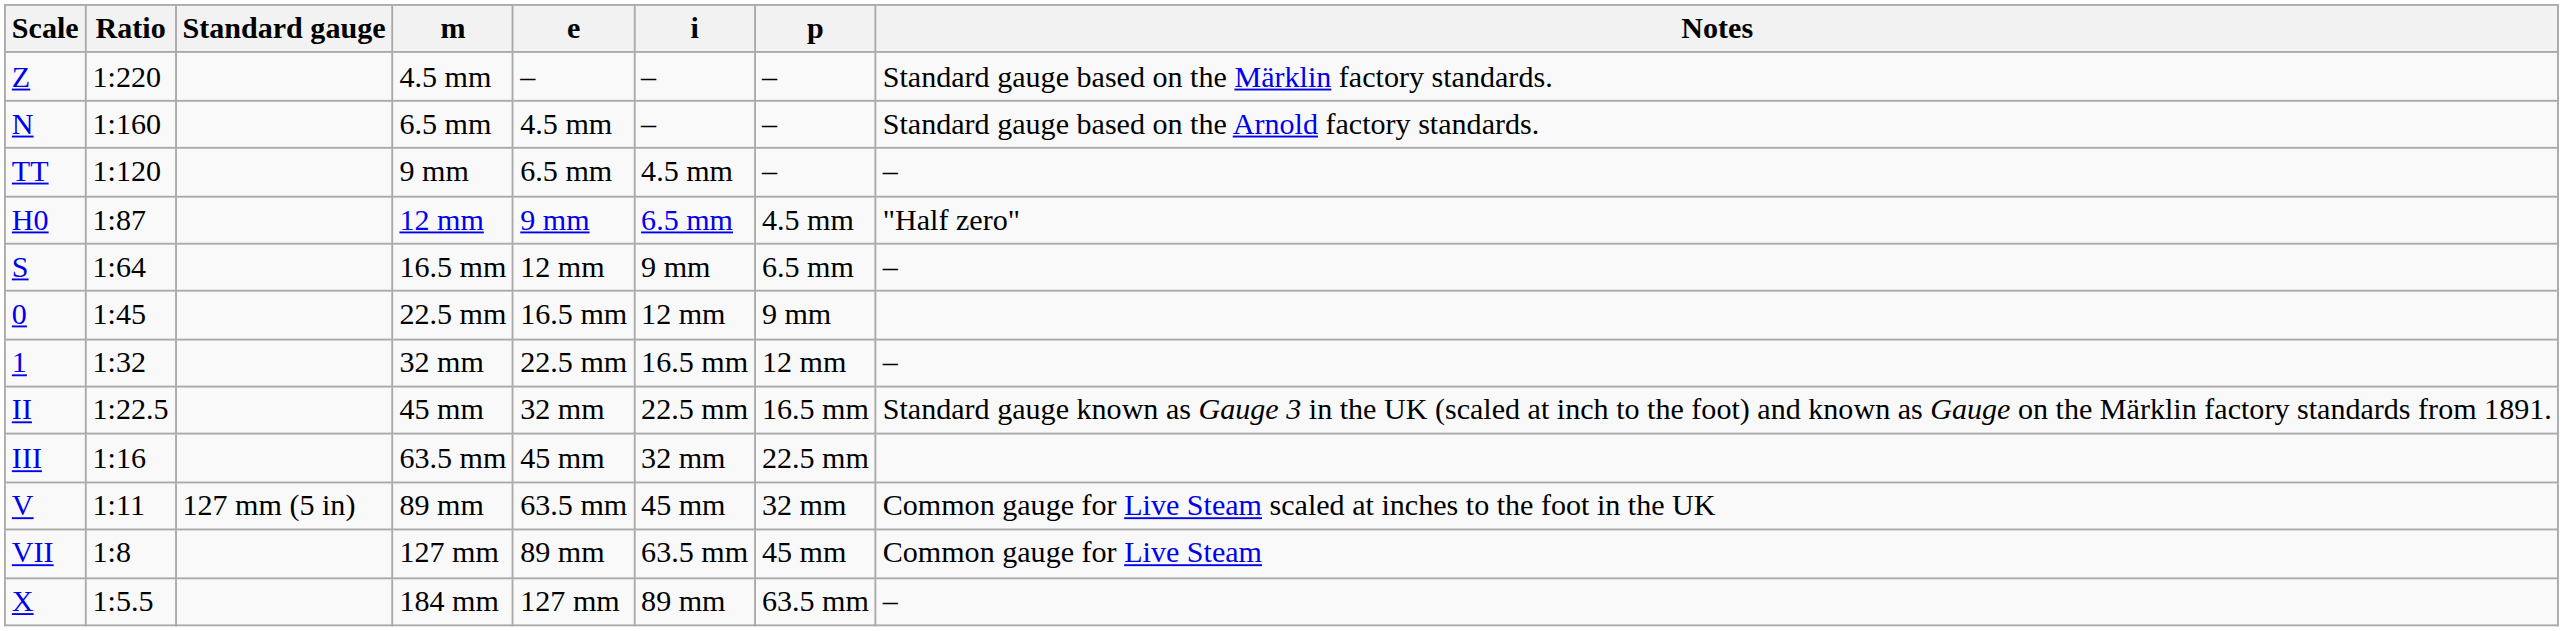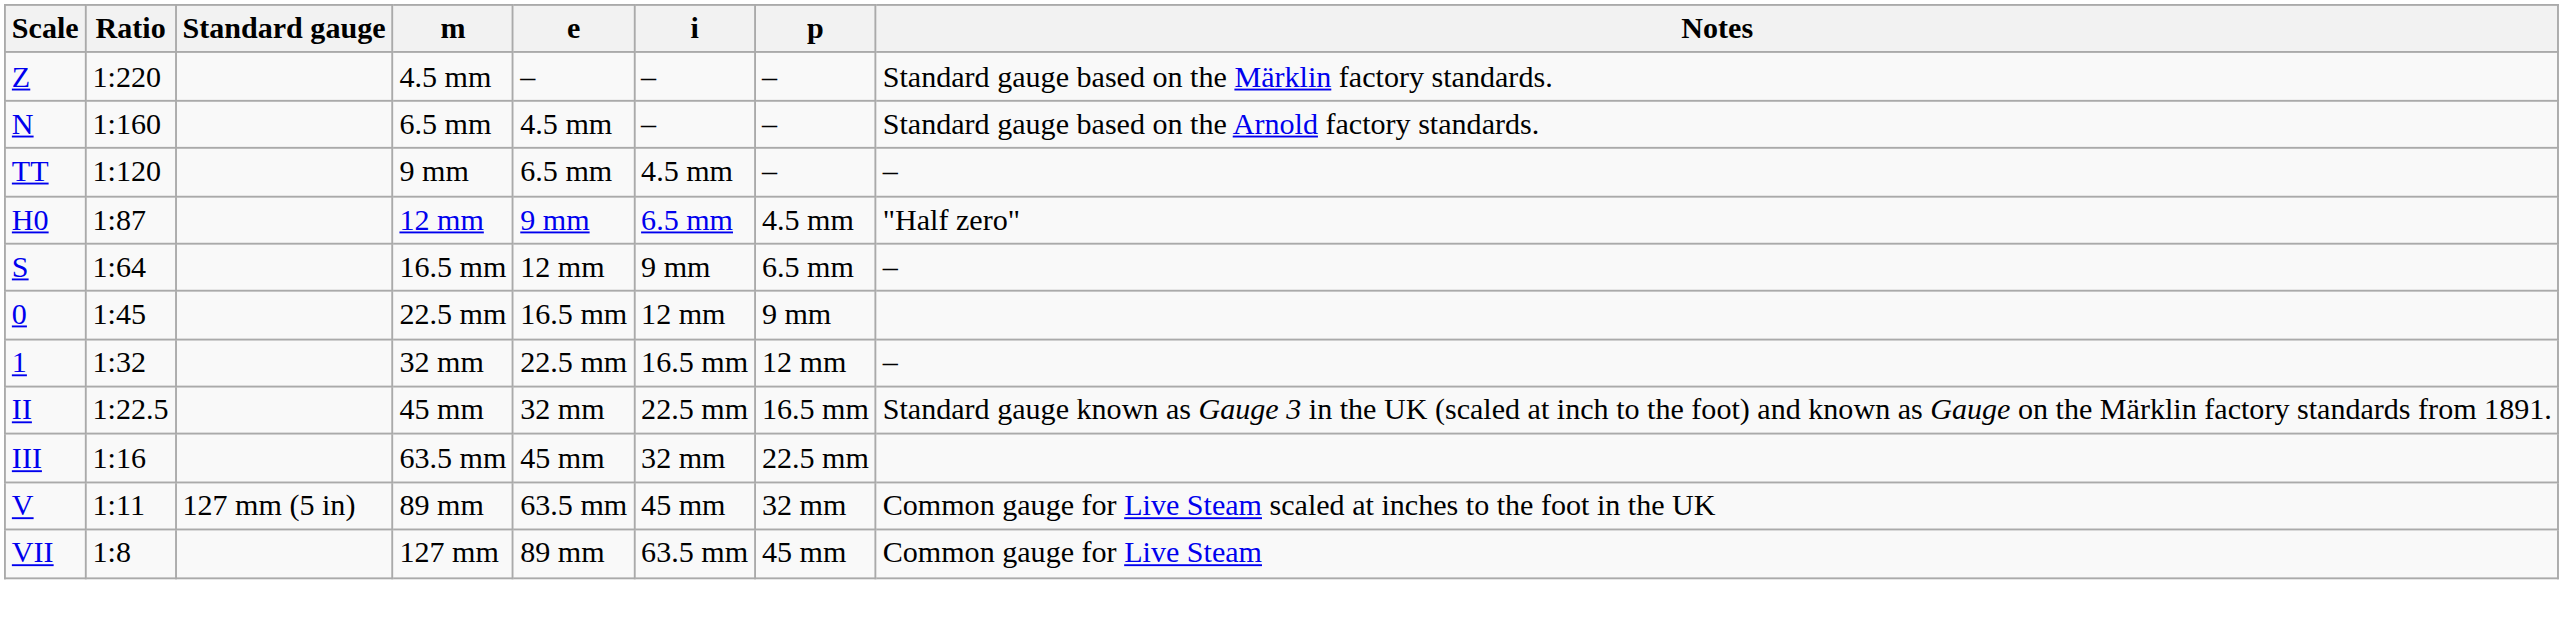- row: (449, 600)
